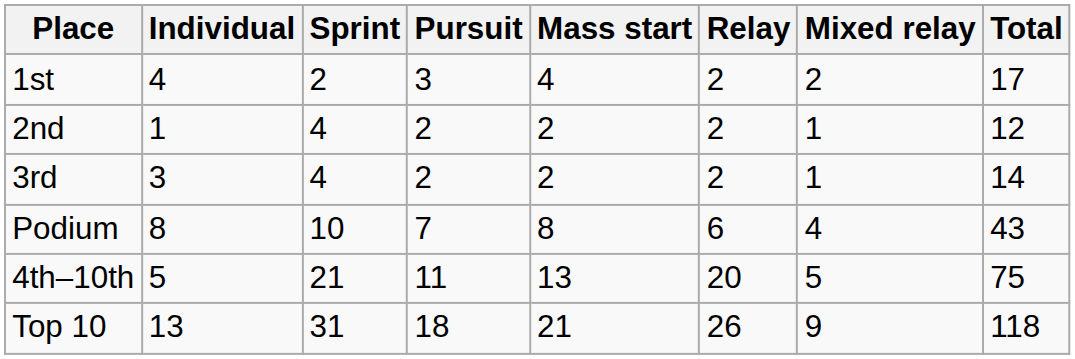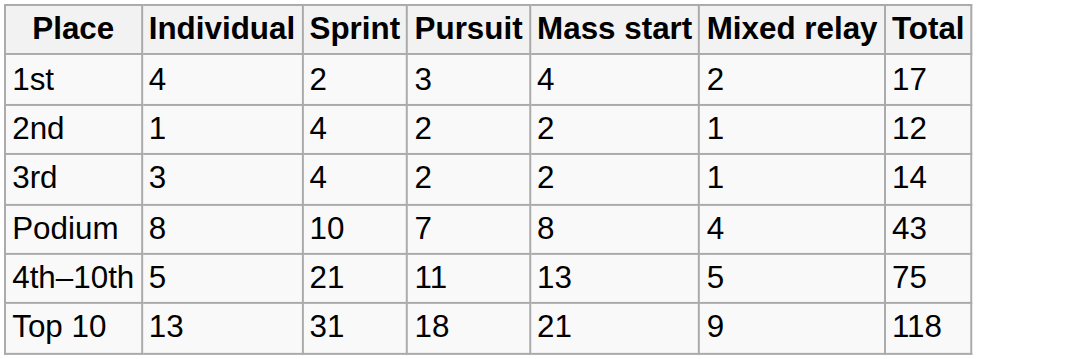- column: (749, 29)
